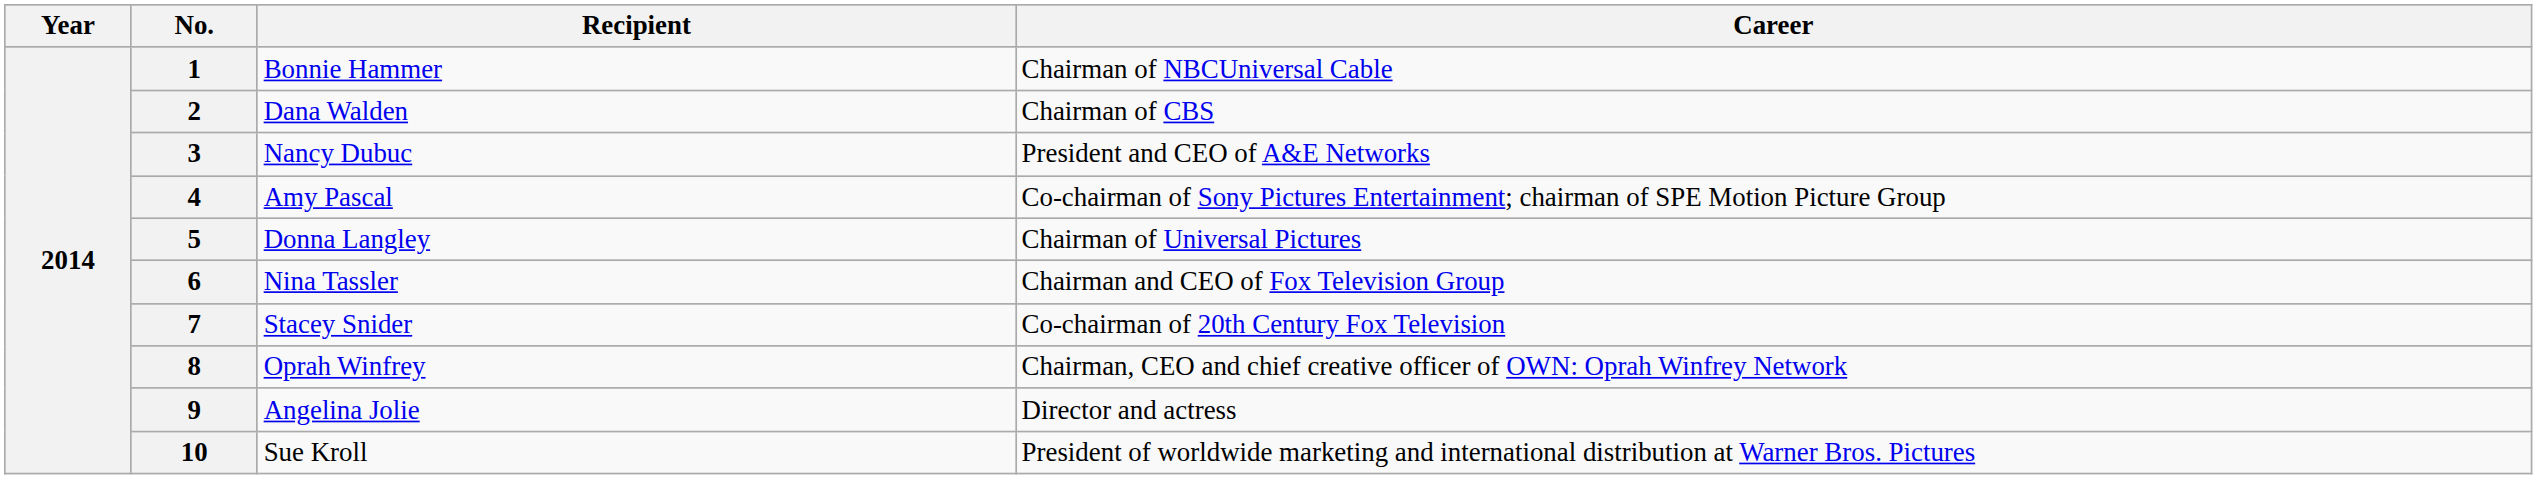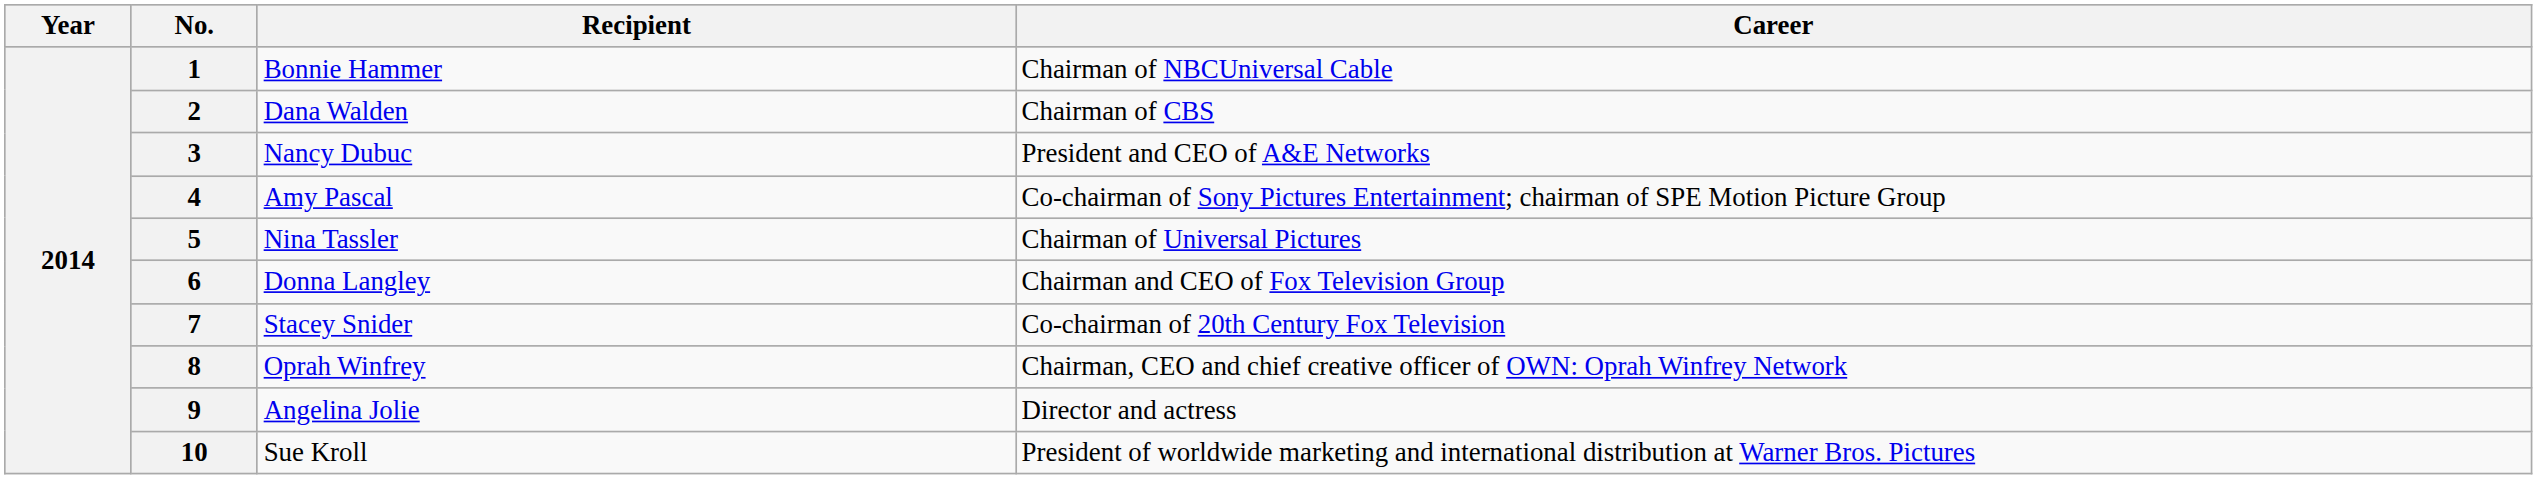(347, 238) Donna Langley -> (331, 238) Nina Tassler
(331, 281) Nina Tassler -> (347, 281) Donna Langley
